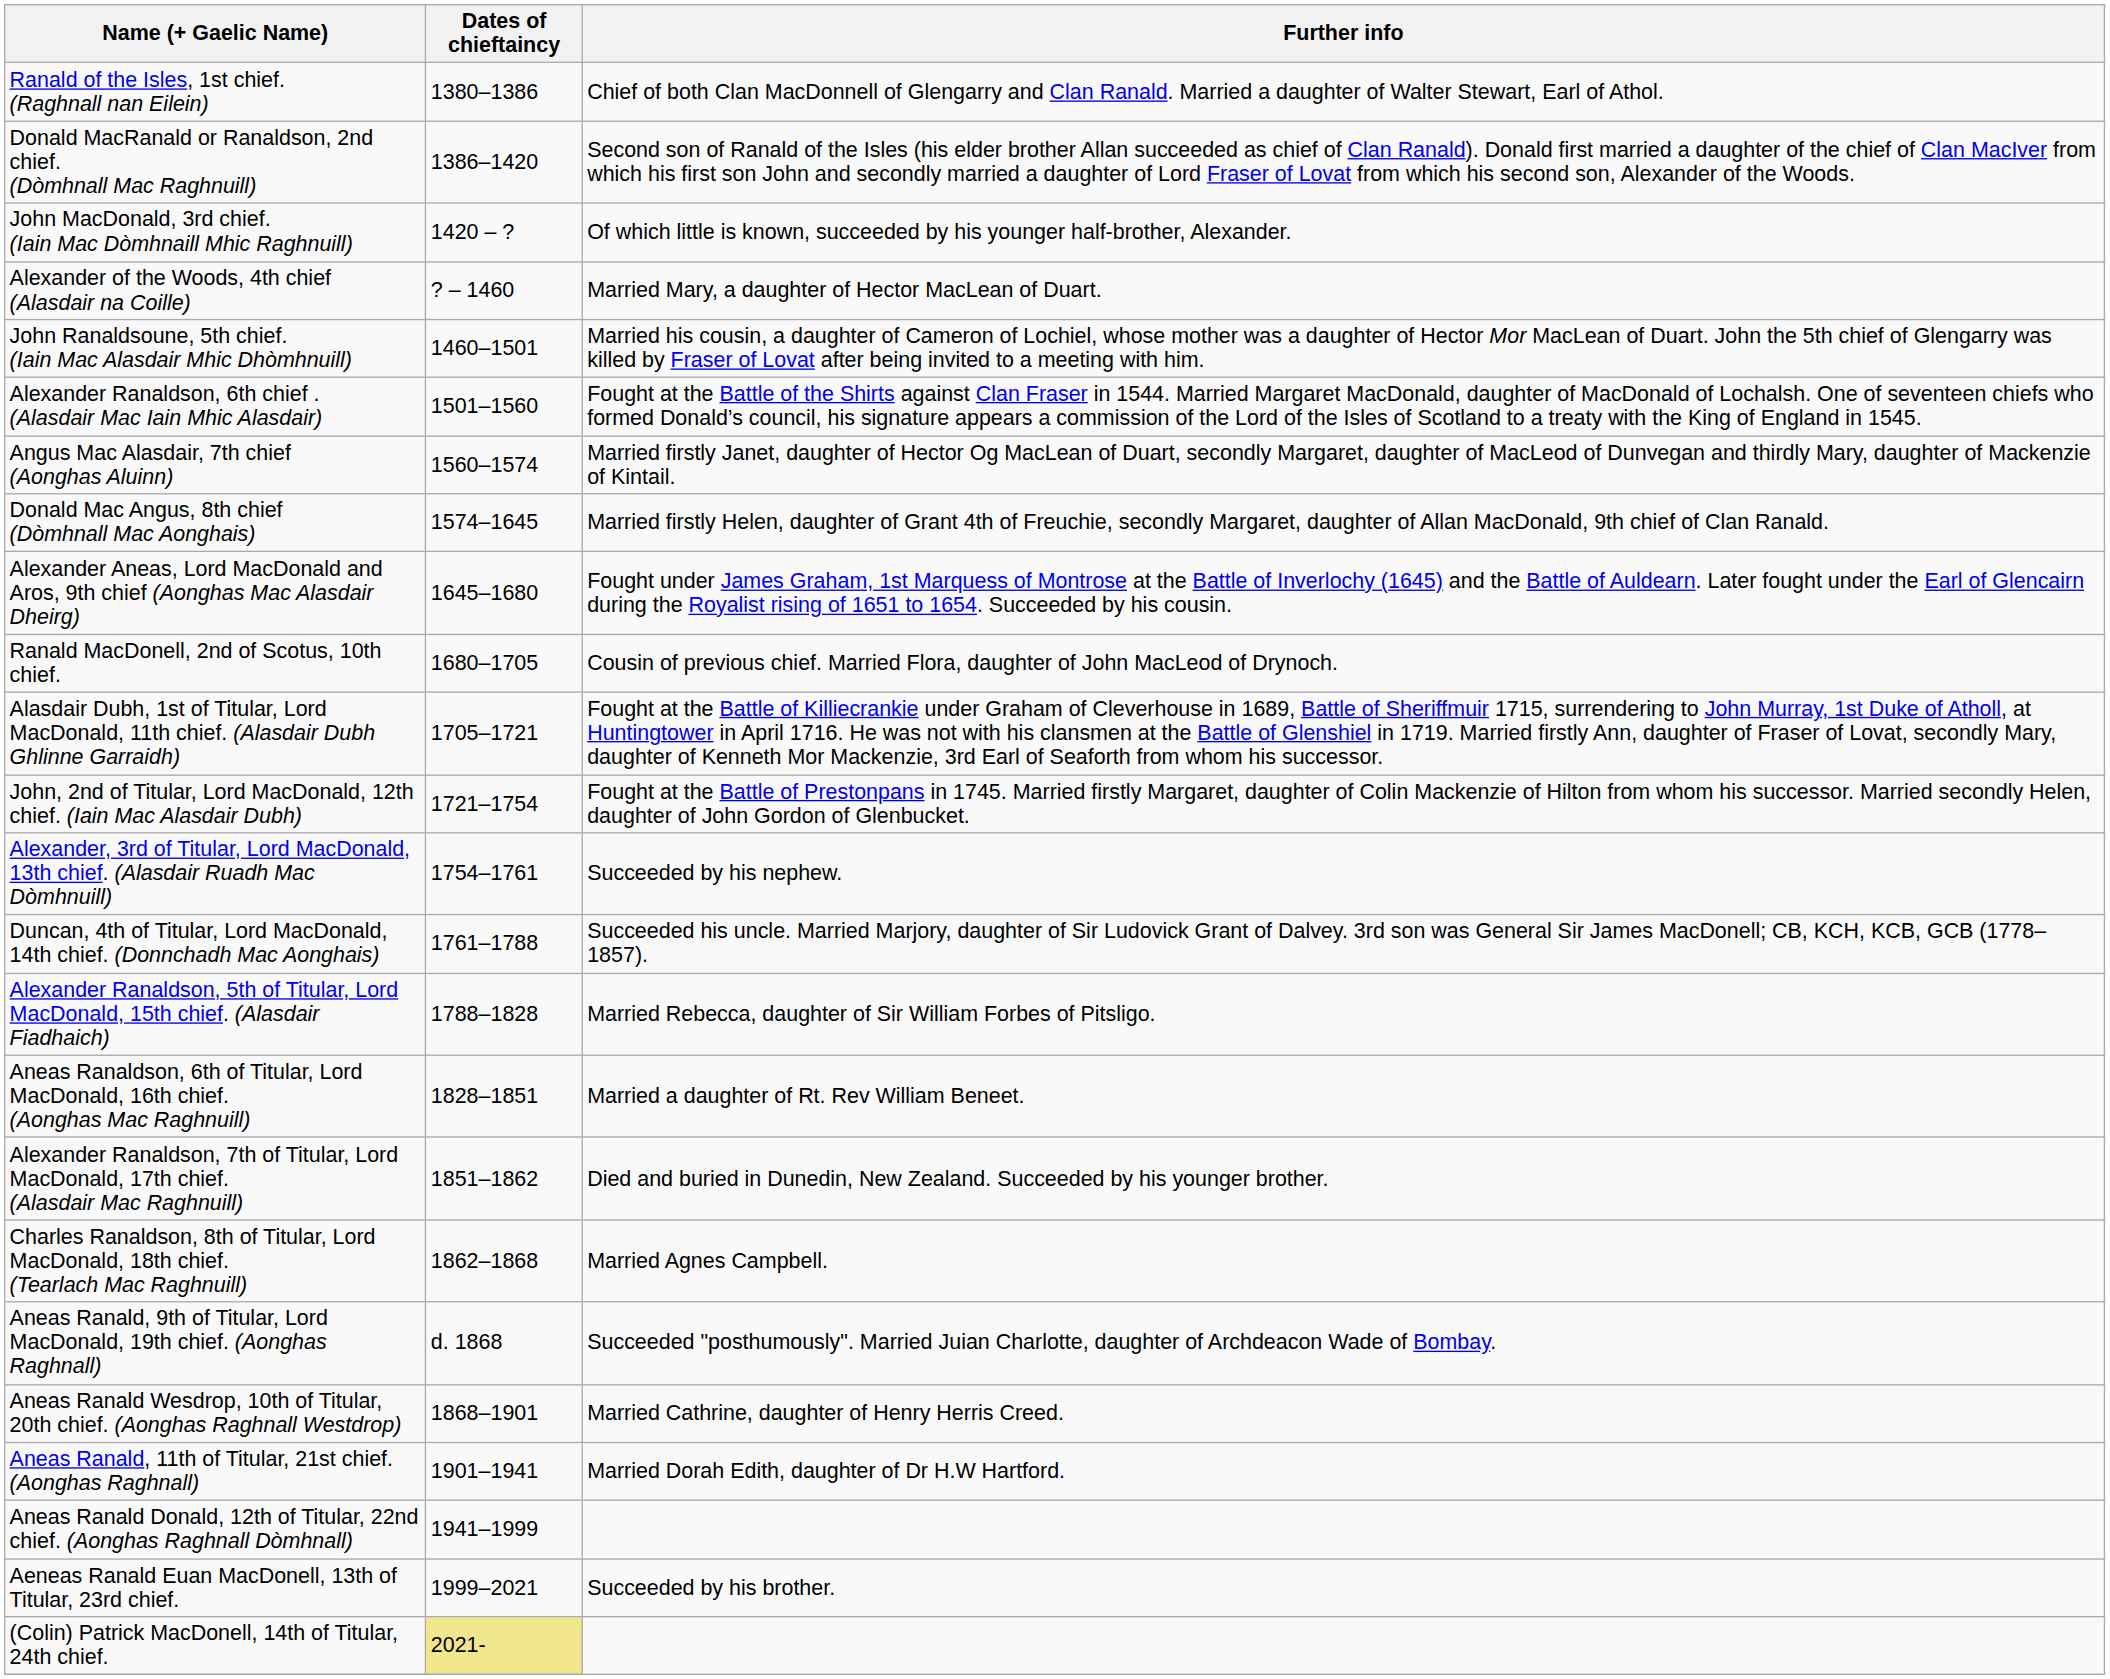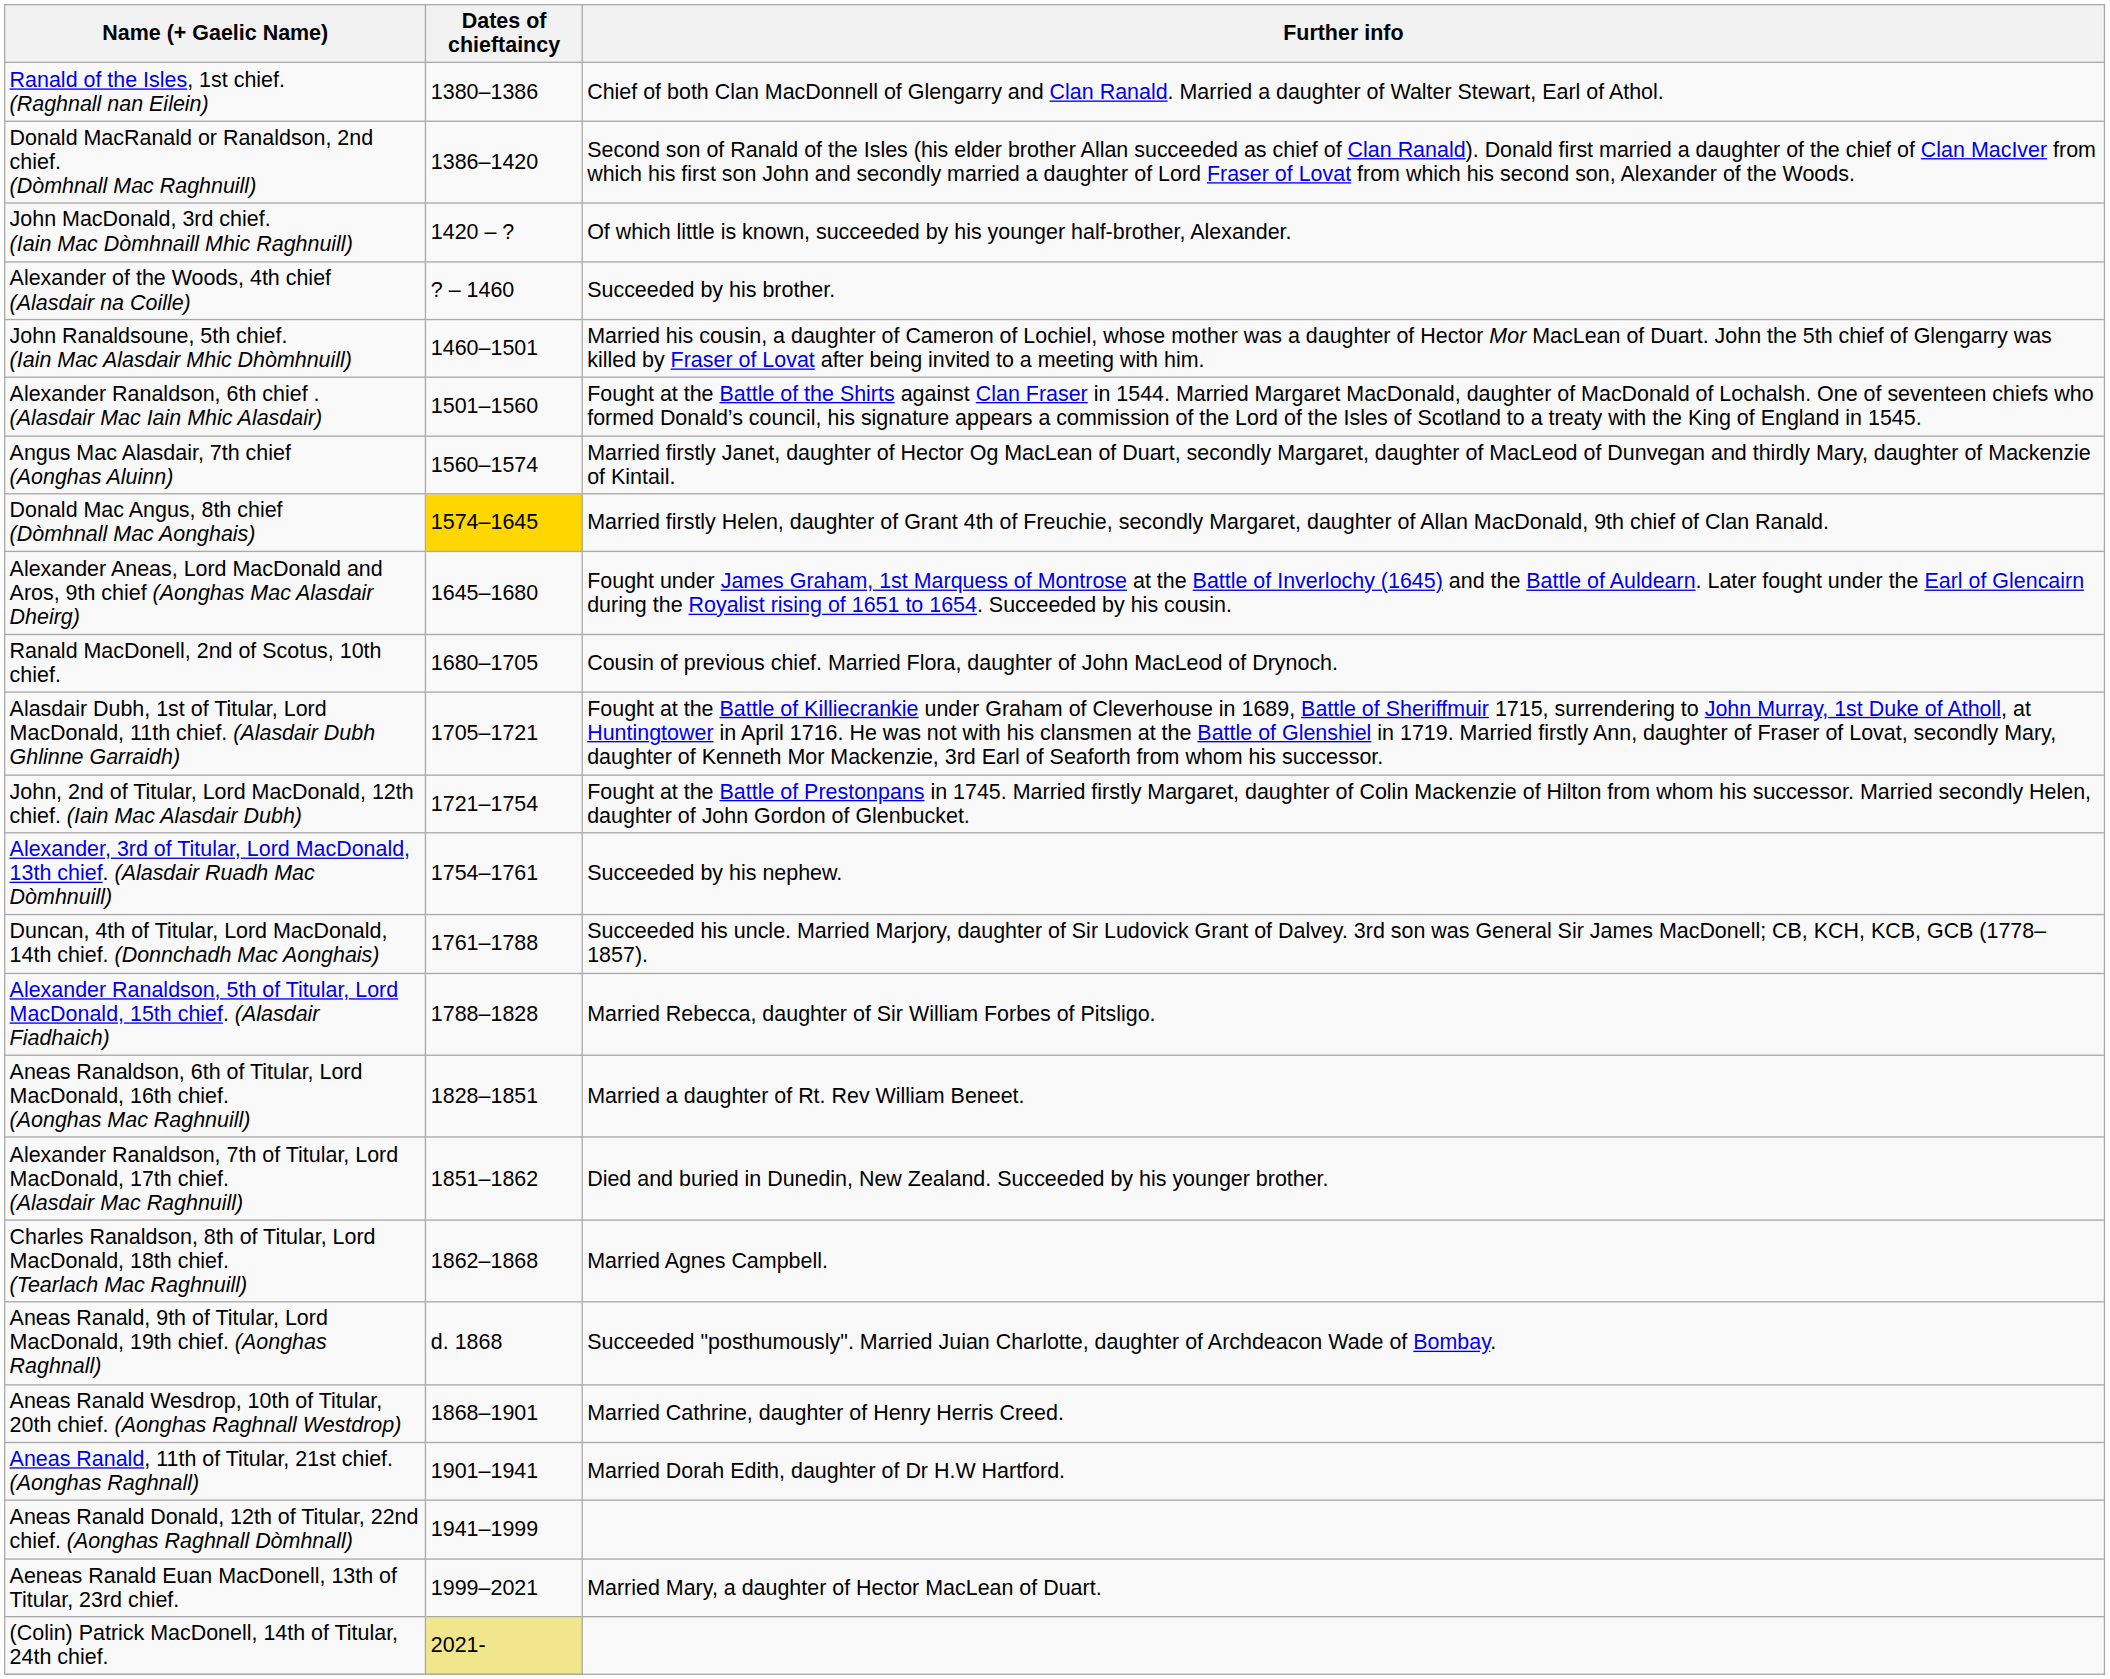(844, 290) Married Mary, a daughter of Hector MacLean of Duart. -> (711, 290) Succeeded by his brother.
(484, 522) no background -> (484, 522) gold background
(711, 1587) Succeeded by his brother. -> (844, 1587) Married Mary, a daughter of Hector MacLean of Duart.
